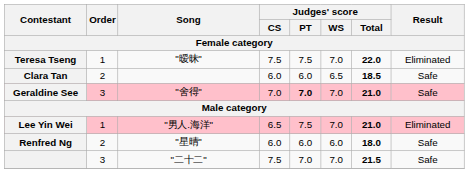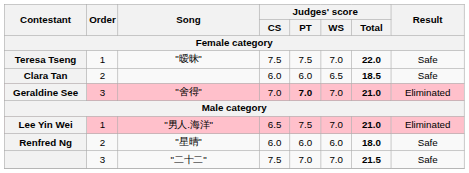(428, 59) Eliminated -> (428, 59) Safe
(428, 92) Safe -> (428, 92) Eliminated
